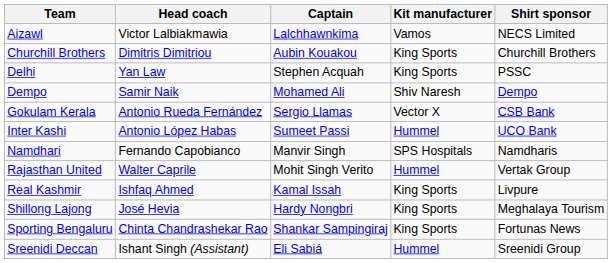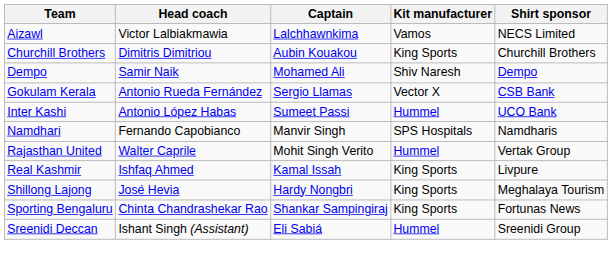- row: (21, 72)
